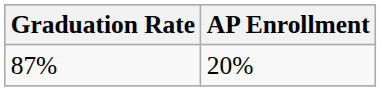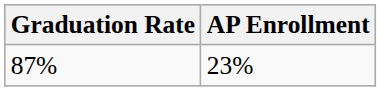(230, 65) 20% -> (230, 65) 23%
